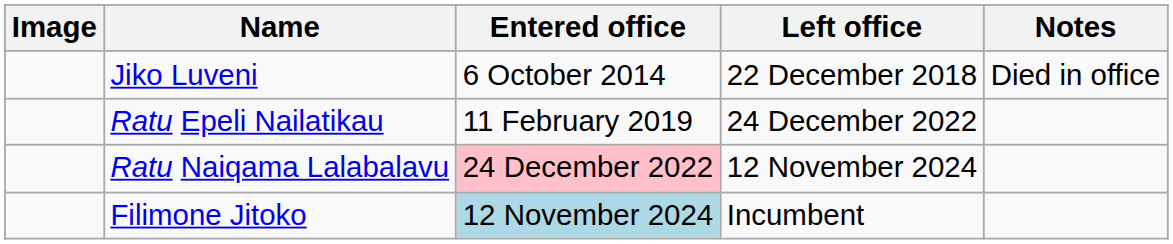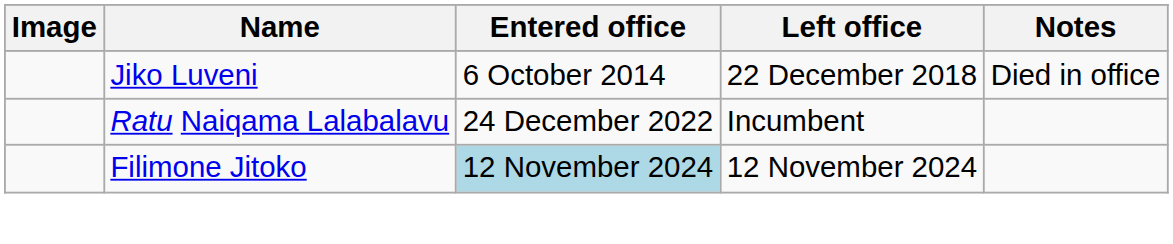- row: (247, 121)
(588, 167) pink background -> (588, 121) no background
(852, 167) 12 November 2024 -> (795, 121) Incumbent
(795, 214) Incumbent -> (852, 167) 12 November 2024
